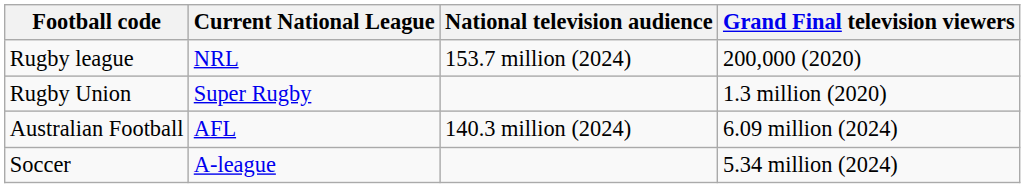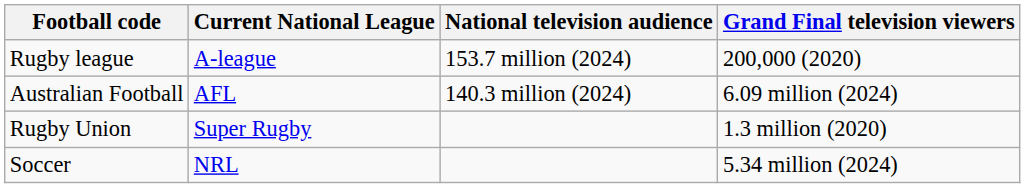(216, 57) NRL -> (235, 57) A-league
rows swapped: (97, 128) <-> (71, 93)
(235, 164) A-league -> (216, 164) NRL
